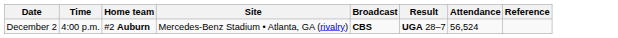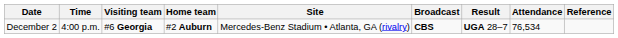+ column: (133, 12)
(464, 27) 56,524 -> (526, 27) 76,534
